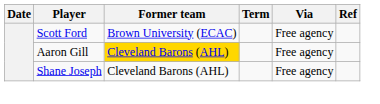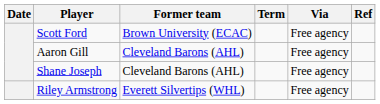(168, 52) gold background -> (183, 52) no background
+ row: (77, 90)
